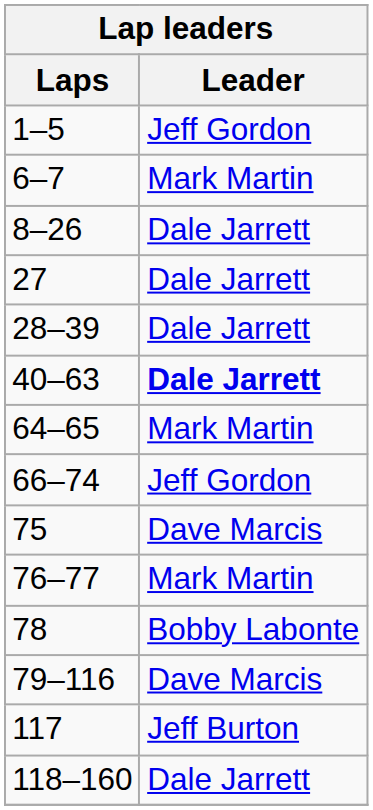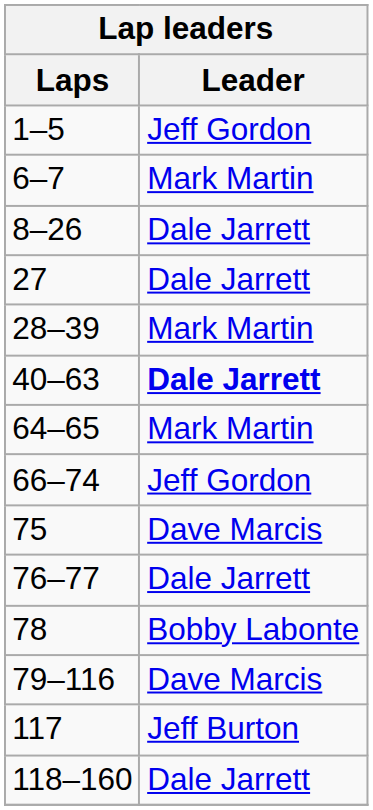(229, 329) Dale Jarrett -> (230, 329) Mark Martin
(230, 579) Mark Martin -> (229, 579) Dale Jarrett
